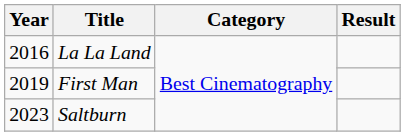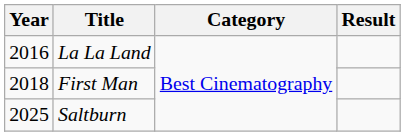(29, 83) 2019 -> (29, 83) 2018
(29, 114) 2023 -> (29, 114) 2025
